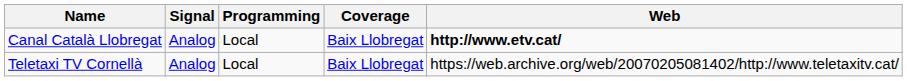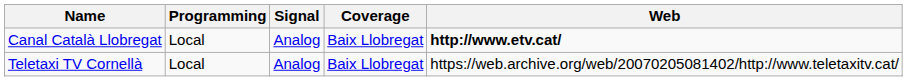columns swapped: (271, 16) <-> (192, 16)
